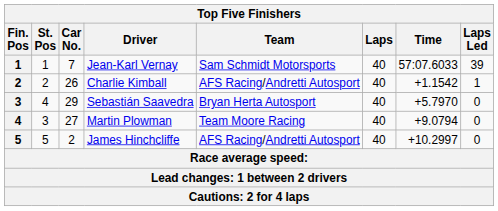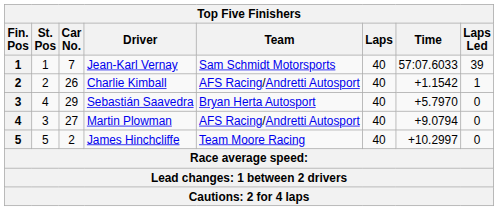(252, 121) Team Moore Racing -> (279, 121) AFS Racing/Andretti Autosport
(279, 140) AFS Racing/Andretti Autosport -> (252, 140) Team Moore Racing
